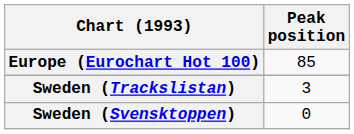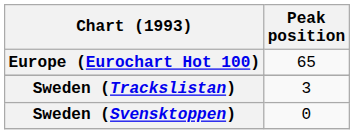(306, 63) 85 -> (306, 63) 65
